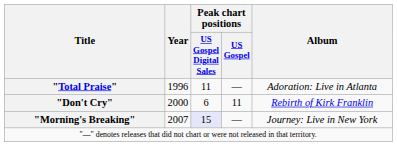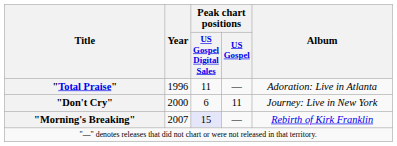(322, 103) Rebirth of Kirk Franklin -> (322, 103) Journey: Live in New York
(322, 119) Journey: Live in New York -> (322, 119) Rebirth of Kirk Franklin
